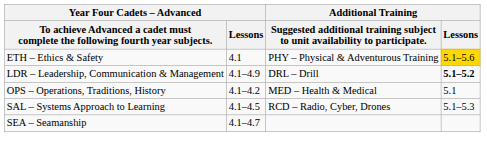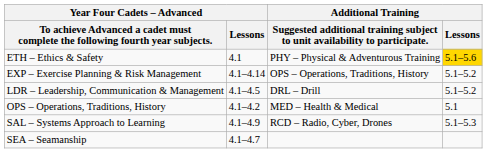+ row: (104, 73)
(244, 73) 4.1–4.9 -> (244, 90) 4.1–4.5
(459, 73) bold -> (461, 90) normal
(244, 106) 4.1–4.5 -> (244, 123) 4.1–4.9
